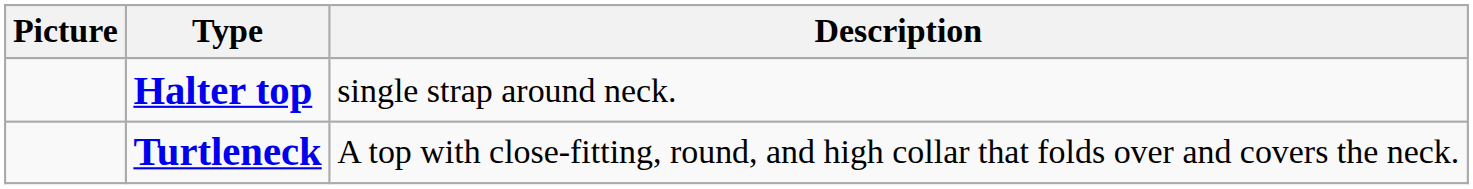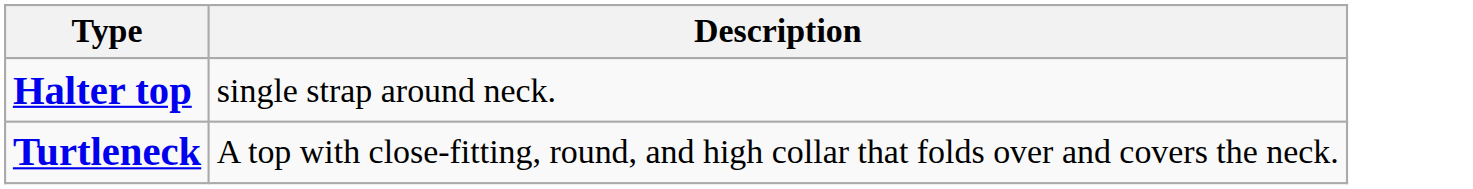- column: (65, 31)
